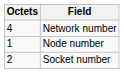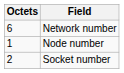(9, 28) 4 -> (9, 28) 6
